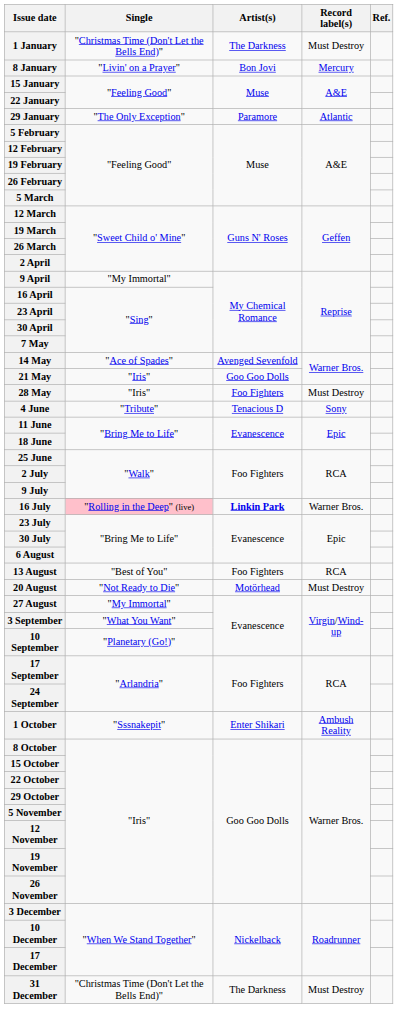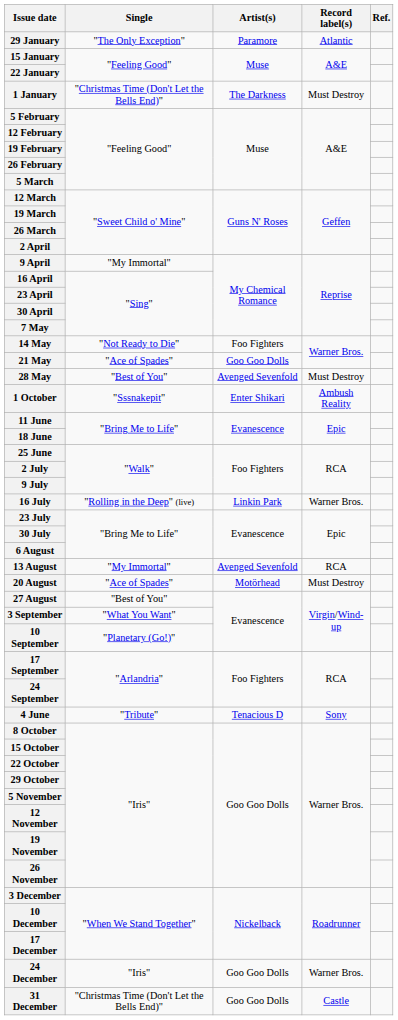rows swapped: (35, 46) <-> (35, 116)
- row: (35, 68)
(139, 360) "Ace of Spades" -> (139, 344) "Not Ready to Die"
(257, 360) Avenged Sevenfold -> (258, 344) Foo Fighters
(139, 376) "Iris" -> (139, 360) "Ace of Spades"
(139, 392) "Iris" -> (139, 376) "Best of You"
(258, 392) Foo Fighters -> (257, 376) Avenged Sevenfold
rows swapped: (35, 409) <-> (35, 725)
(139, 506) pink background -> (139, 501) no background
(257, 506) bold -> (258, 501) normal
(139, 571) "Best of You" -> (139, 566) "My Immortal"
(258, 571) Foo Fighters -> (257, 566) Avenged Sevenfold
(139, 587) "Not Ready to Die" -> (139, 583) "Ace of Spades"
(139, 604) "My Immortal" -> (139, 599) "Best of You"
+ row: (35, 973)
(257, 989) The Darkness -> (258, 1001) Goo Goo Dolls
(336, 989) Must Destroy -> (336, 1001) Castle
